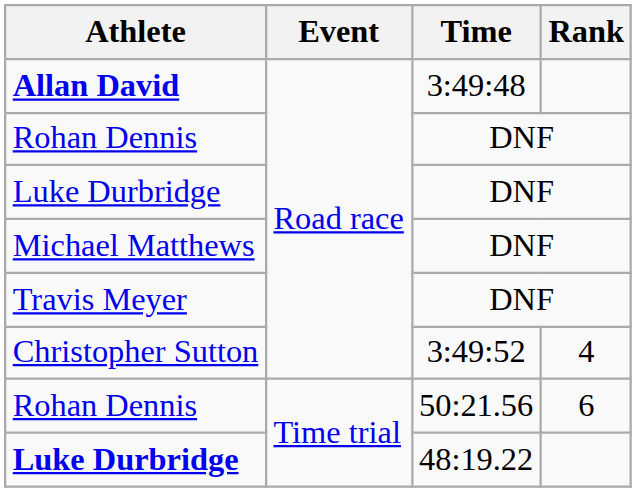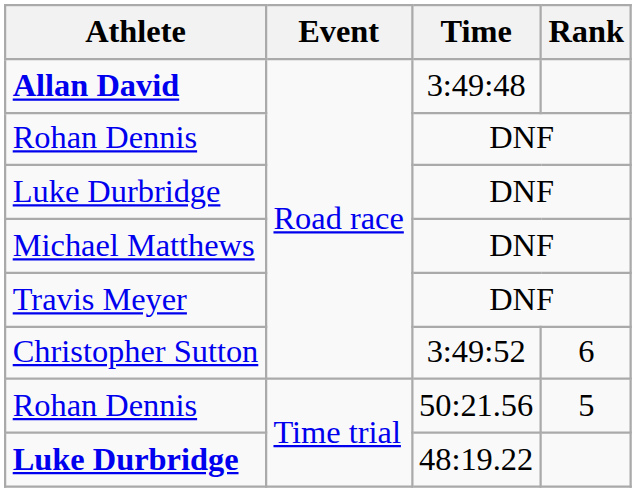(586, 352) 4 -> (586, 352) 6
(586, 405) 6 -> (586, 405) 5
